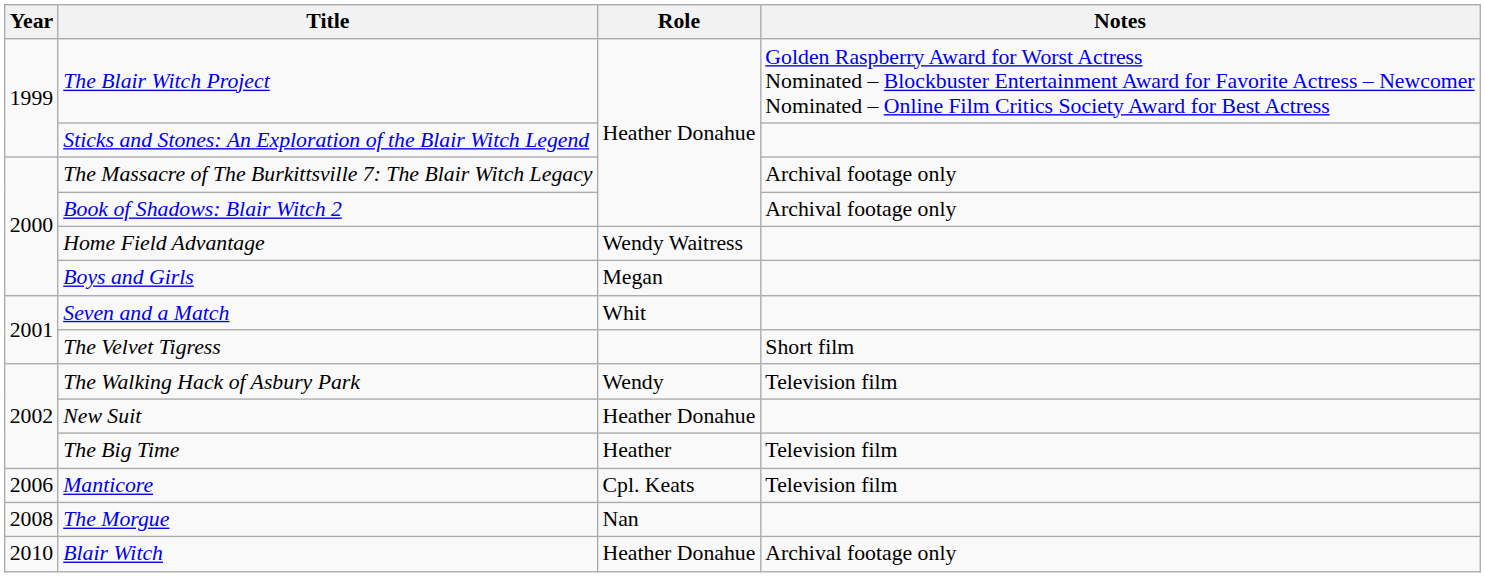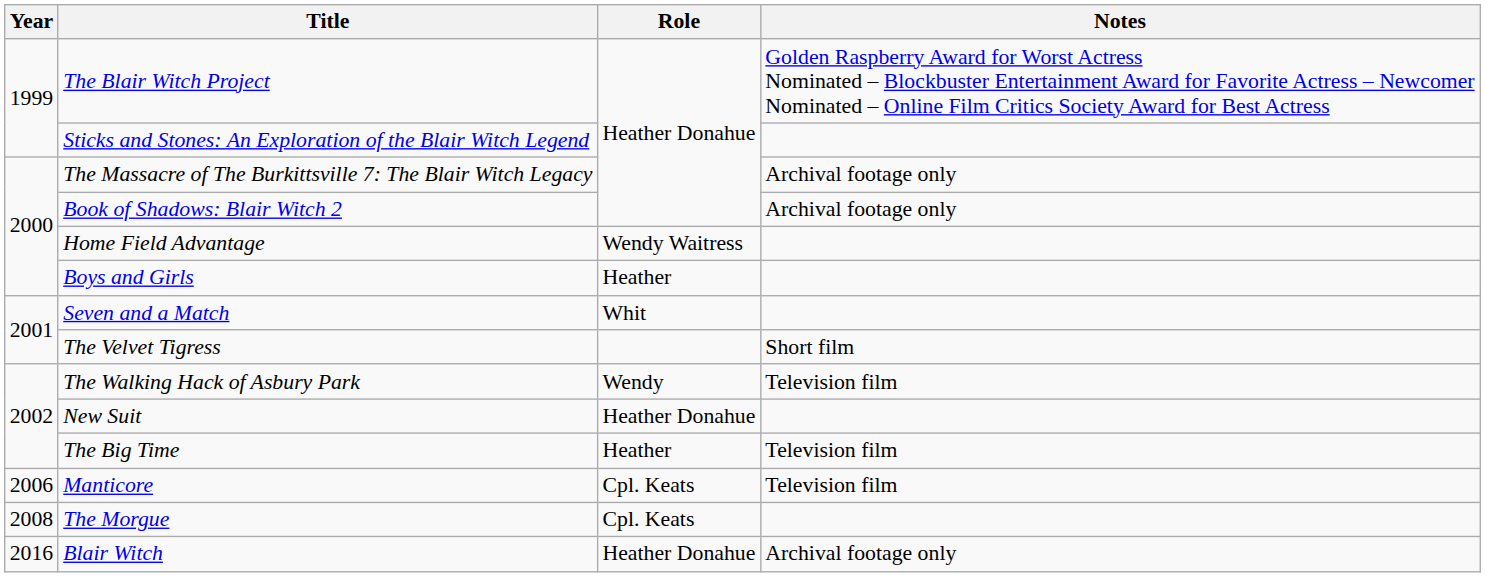(633, 277) Megan -> (637, 277) Heather
(621, 519) Nan -> (648, 519) Cpl. Keats
(31, 553) 2010 -> (31, 553) 2016
